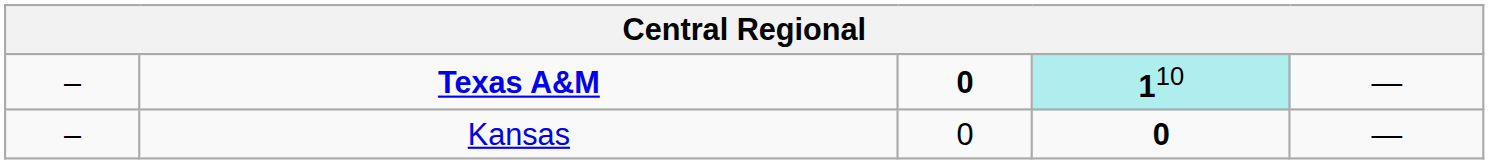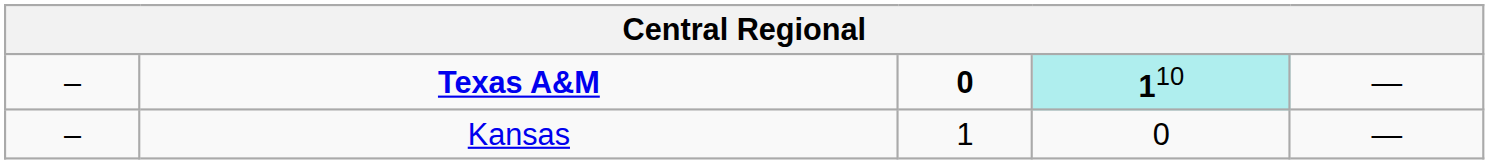(965, 135) 0 -> (965, 135) 1
(1161, 135) bold -> (1161, 135) normal
